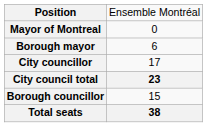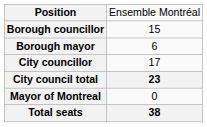rows swapped: (55, 29) <-> (55, 96)
